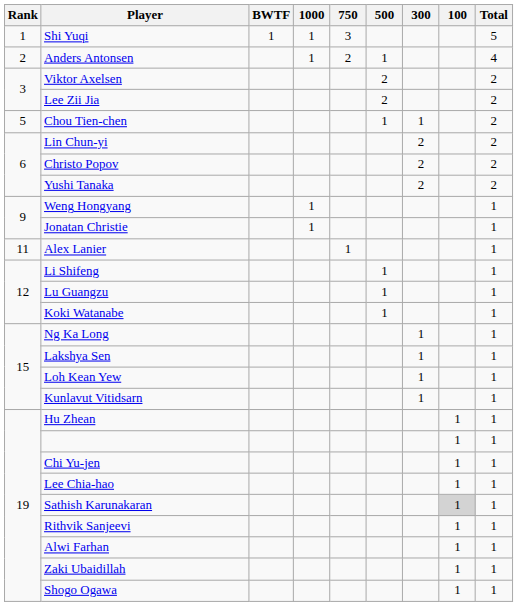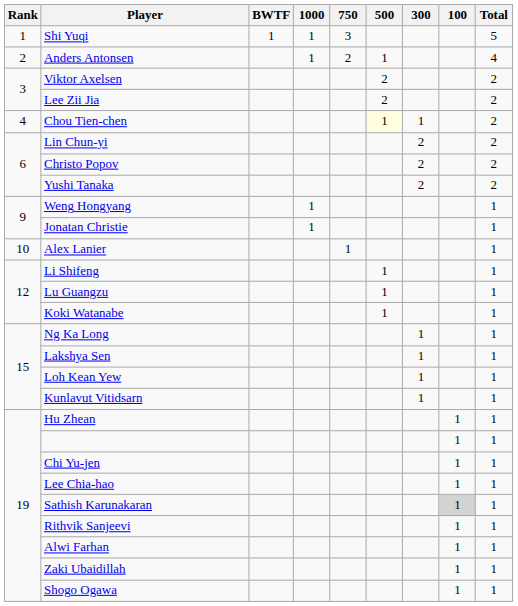(23, 121) 5 -> (23, 121) 4
(384, 121) no background -> (384, 121) lightyellow background
(23, 249) 11 -> (23, 249) 10
